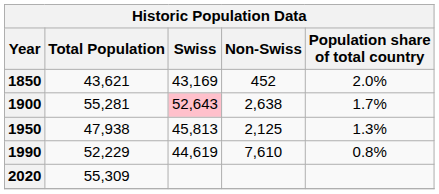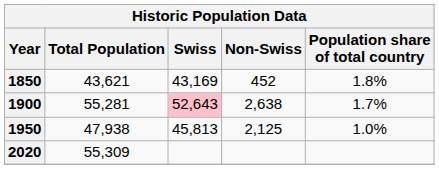(370, 81) 2.0% -> (370, 81) 1.8%
(370, 128) 1.3% -> (370, 128) 1.0%
- row: (25, 152)
